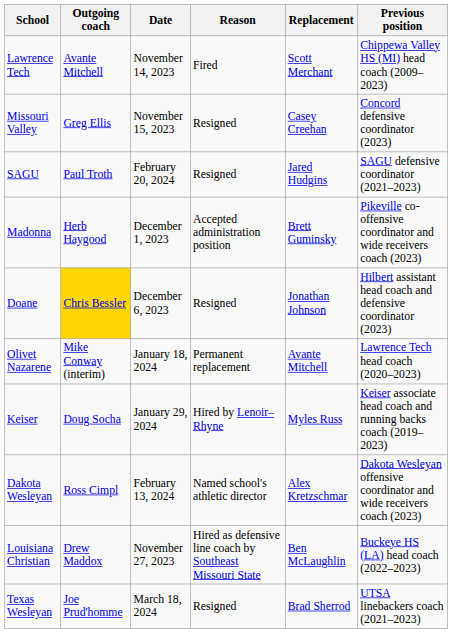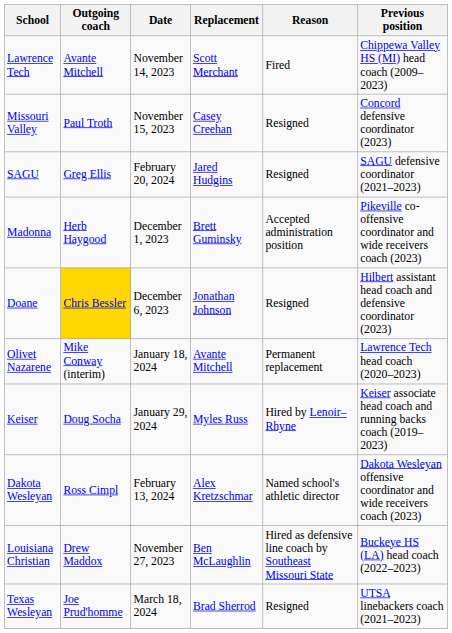columns swapped: (238, 20) <-> (321, 20)
(87, 123) Greg Ellis -> (88, 123) Paul Troth
(88, 174) Paul Troth -> (87, 174) Greg Ellis
